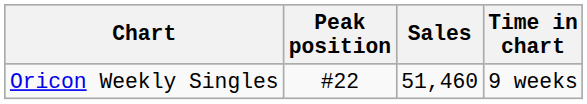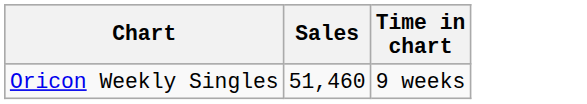- column: (340, 34)
